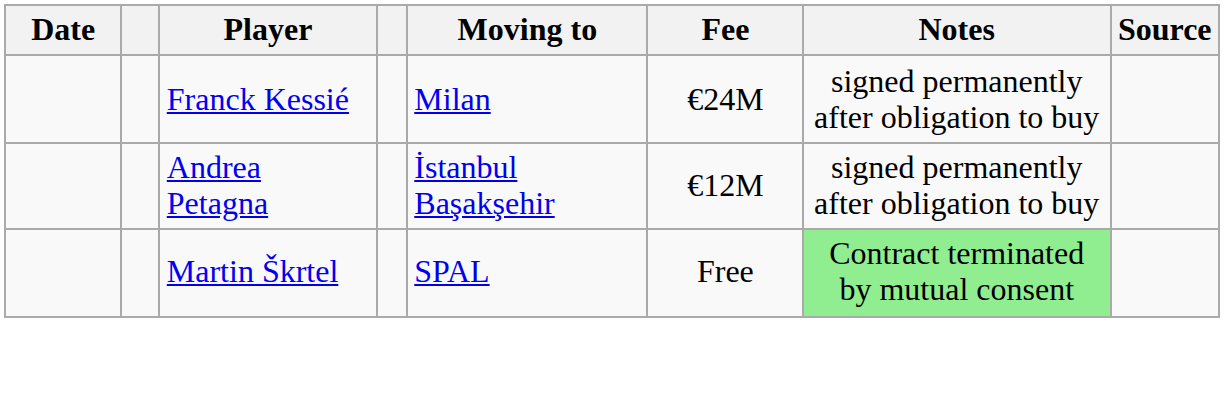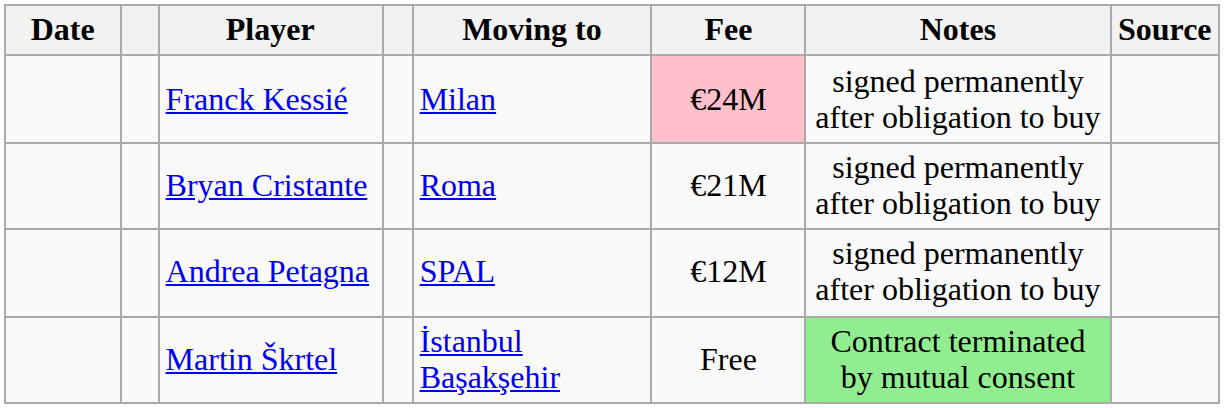(725, 98) no background -> (728, 98) pink background
+ row: (266, 185)
(484, 185) İstanbul Başakşehir -> (457, 272) SPAL
(452, 272) SPAL -> (490, 358) İstanbul Başakşehir
